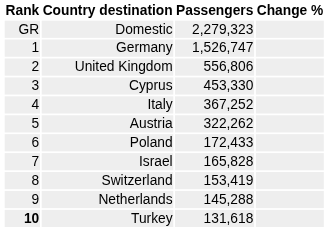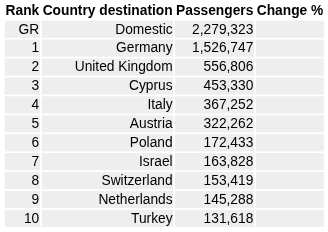(228, 161) 165,828 -> (228, 161) 163,828
(32, 218) bold -> (32, 218) normal
